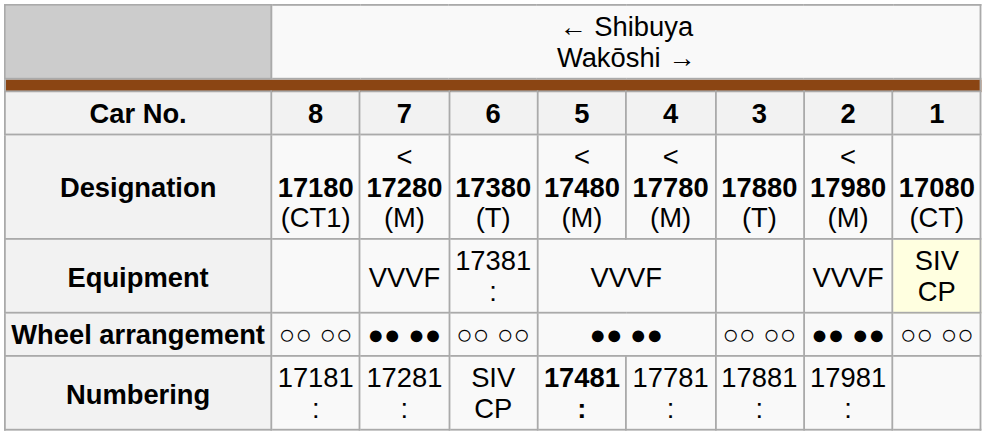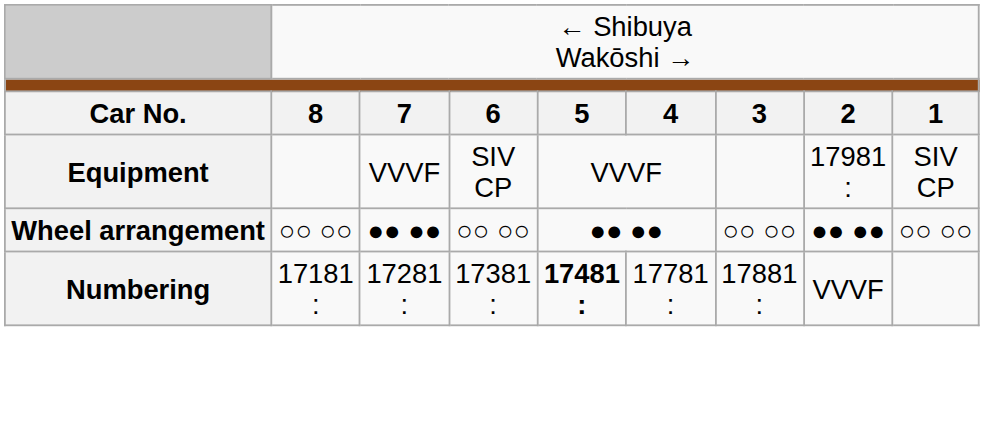- row: (138, 187)
(493, 276) 17381 : -> (493, 172) SIV CP
(848, 276) VVVF -> (848, 172) 17981 :
(937, 276) lightyellow background -> (936, 172) no background
(493, 394) SIV CP -> (493, 289) 17381 :
(848, 394) 17981 : -> (848, 289) VVVF
